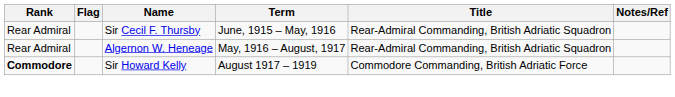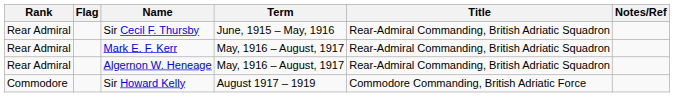+ row: (140, 48)
(39, 65) bold -> (37, 83) normal
